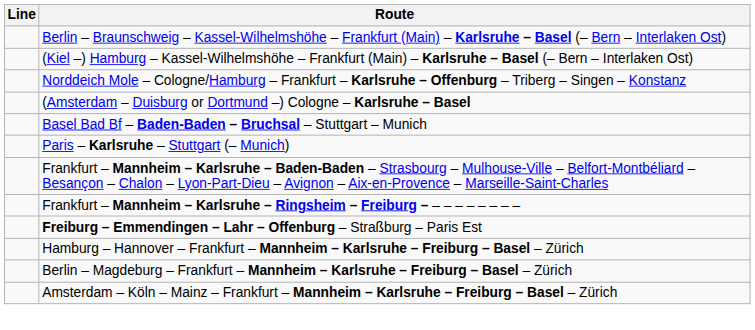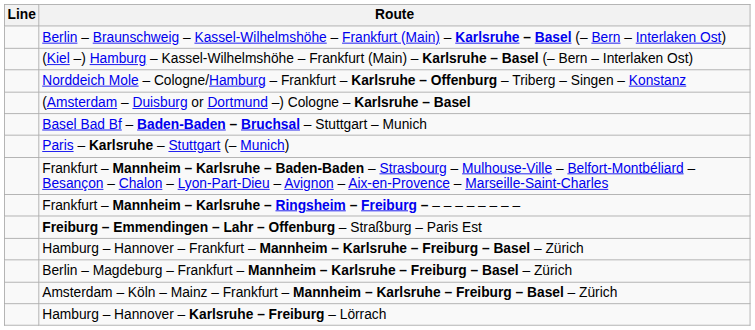+ row: (214, 314)
